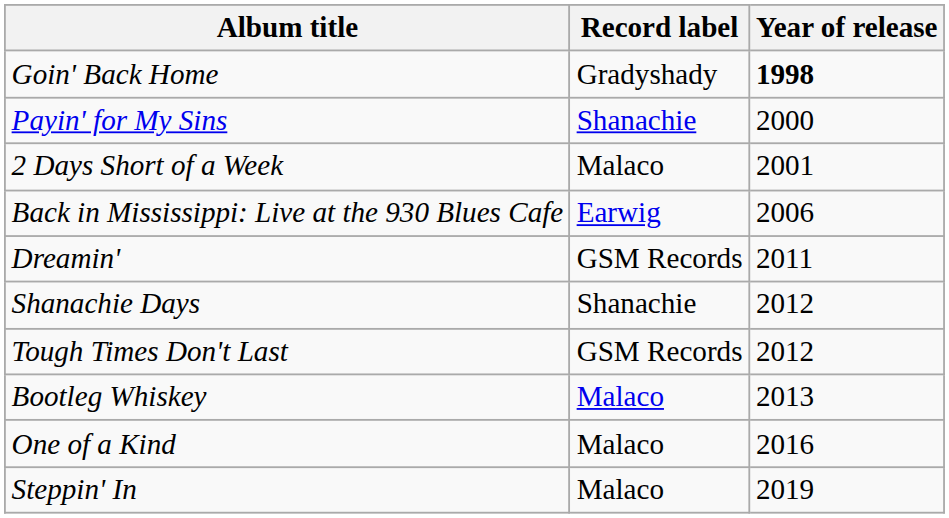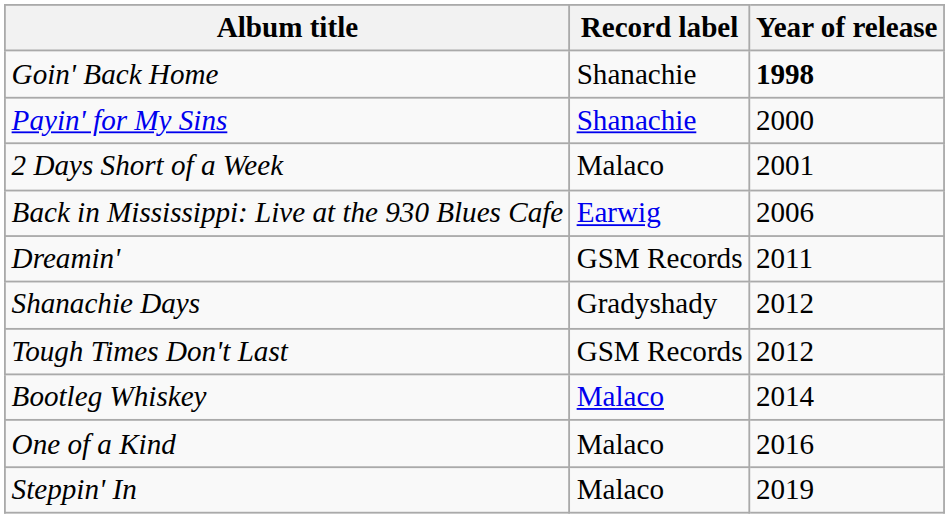(647, 73) Gradyshady -> (636, 73) Shanachie
(636, 304) Shanachie -> (647, 304) Gradyshady
(785, 397) 2013 -> (785, 397) 2014
